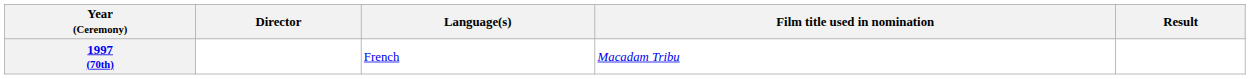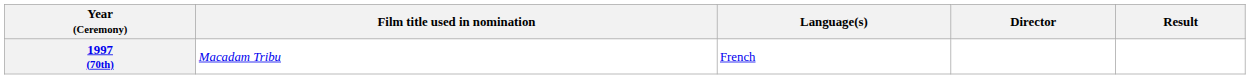columns swapped: (855, 21) <-> (278, 21)
